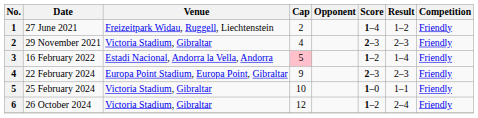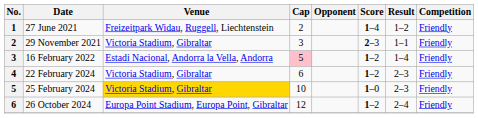(301, 43) 4 -> (301, 43) 3
(401, 43) 2–3 -> (401, 43) 1–1
(196, 74) Europa Point Stadium, Europa Point, Gibraltar -> (159, 74) Victoria Stadium, Gibraltar
(301, 74) 9 -> (301, 74) 6
(372, 74) 2–3 -> (372, 74) 1–2
(159, 89) no background -> (159, 89) gold background
(401, 89) 1–1 -> (401, 89) 2–3
(159, 105) Victoria Stadium, Gibraltar -> (196, 105) Europa Point Stadium, Europa Point, Gibraltar
